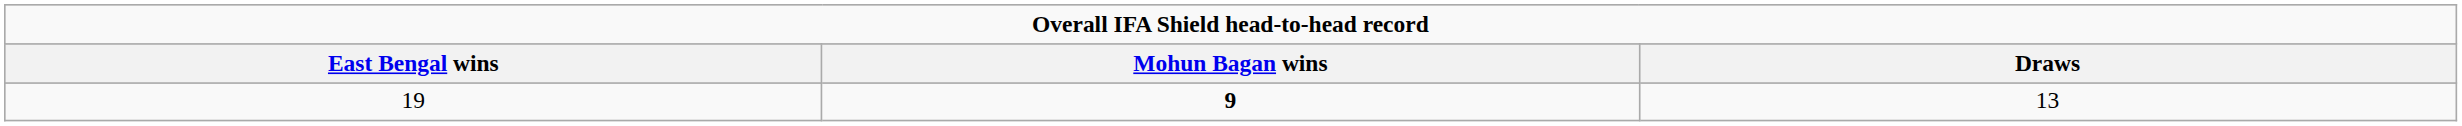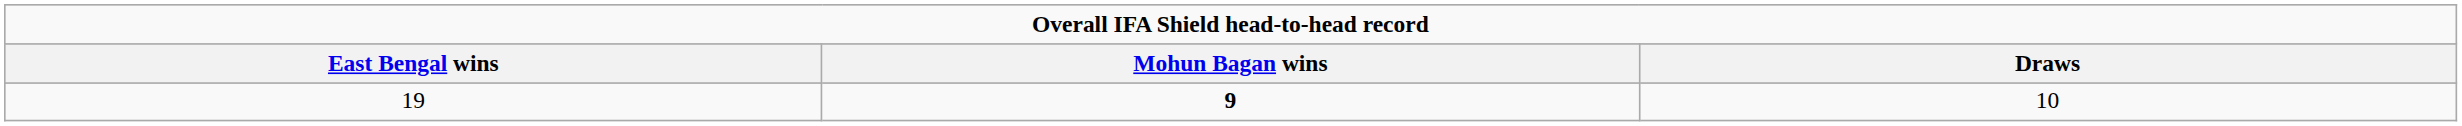(2047, 101) 13 -> (2047, 101) 10
